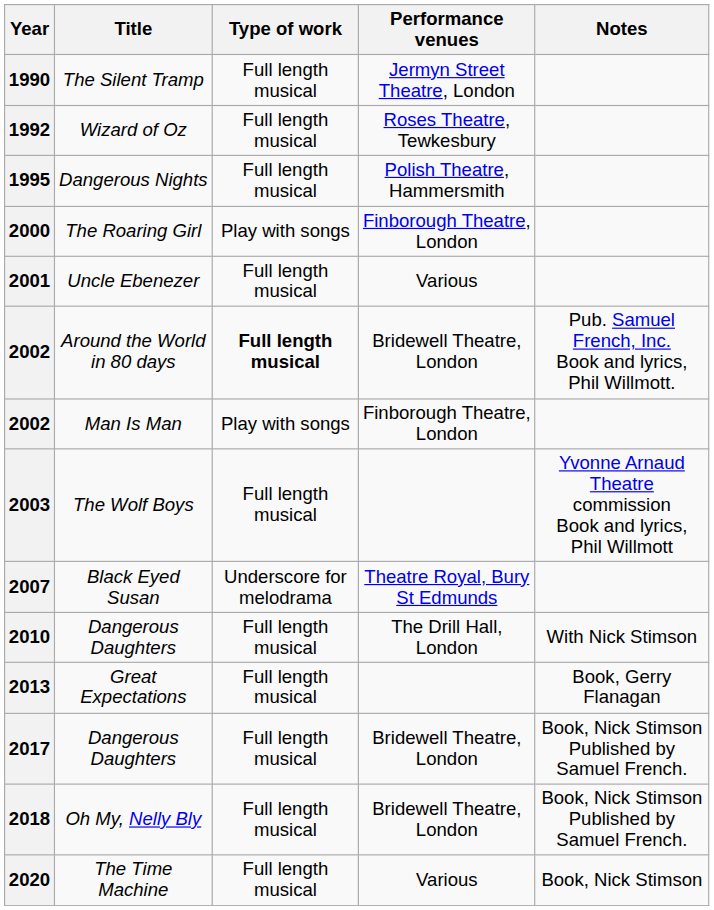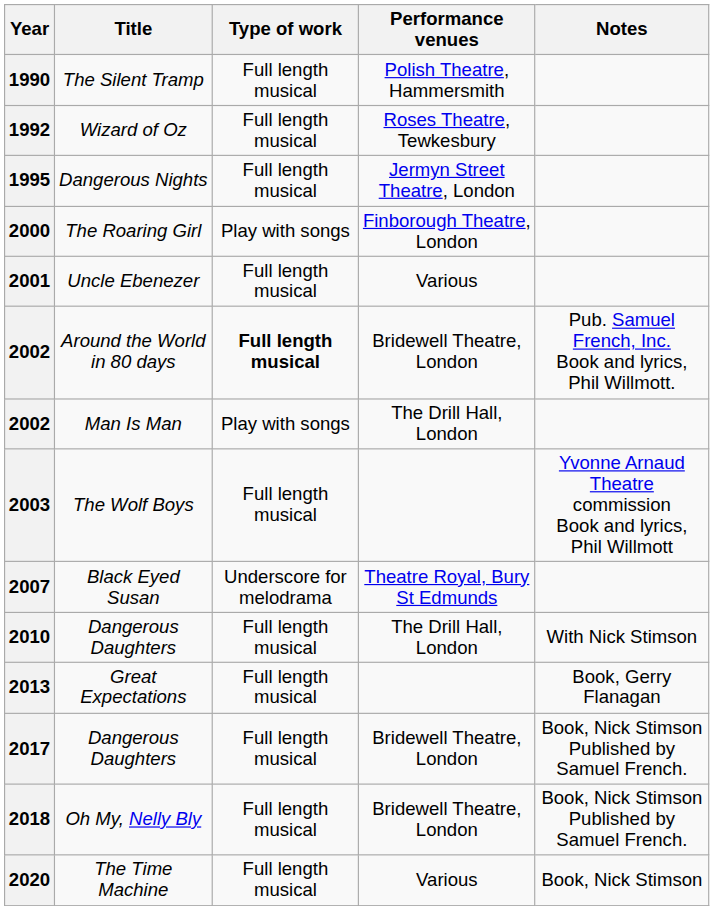(447, 79) Jermyn Street Theatre, London -> (447, 79) Polish Theatre, Hammersmith
(447, 180) Polish Theatre, Hammersmith -> (447, 180) Jermyn Street Theatre, London
(447, 423) Finborough Theatre, London -> (447, 423) The Drill Hall, London
